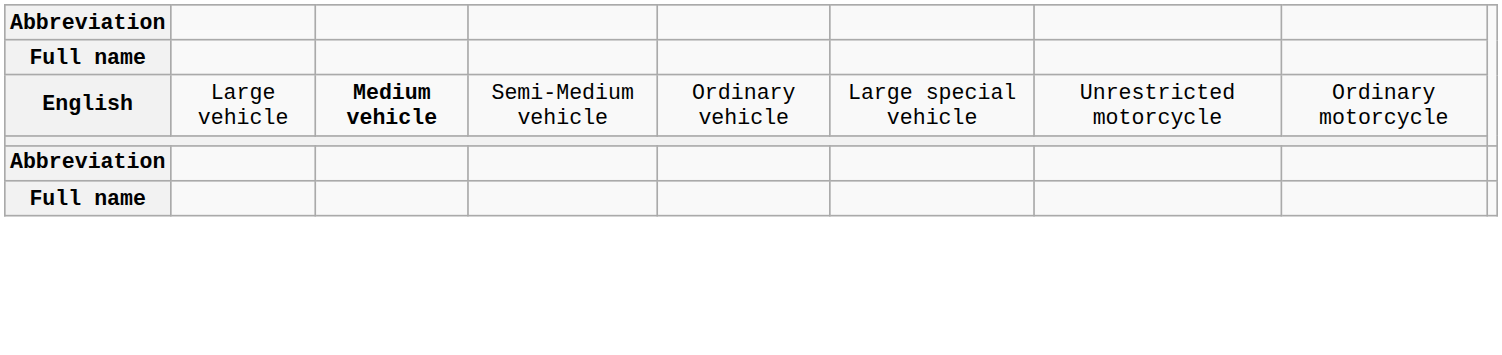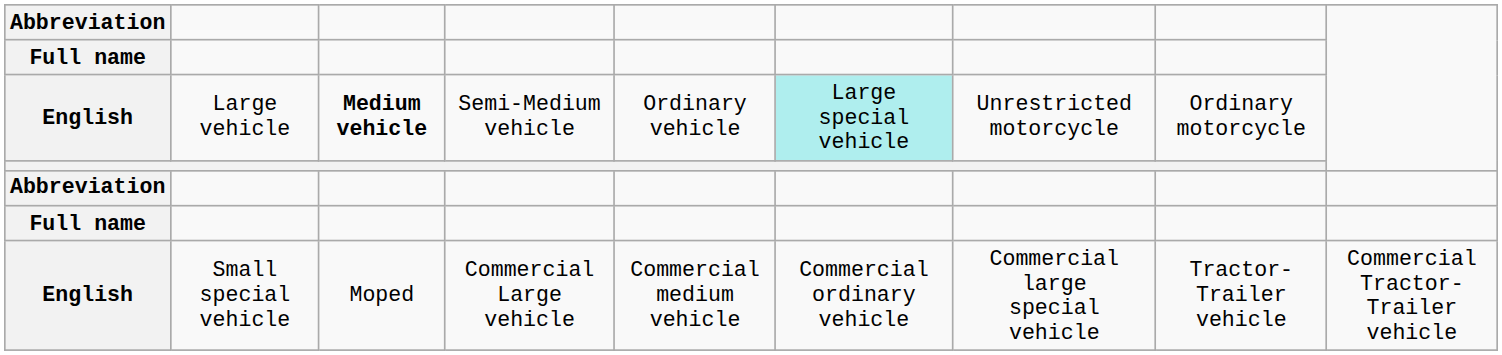(932, 105) no background -> (864, 118) paleturquoise background
+ row: (88, 296)
